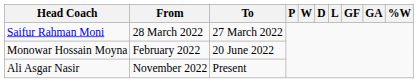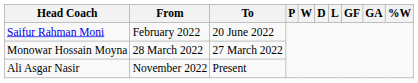(168, 31) 28 March 2022 -> (166, 31) February 2022
(248, 31) 27 March 2022 -> (243, 31) 20 June 2022
(166, 50) February 2022 -> (168, 50) 28 March 2022
(243, 50) 20 June 2022 -> (248, 50) 27 March 2022
